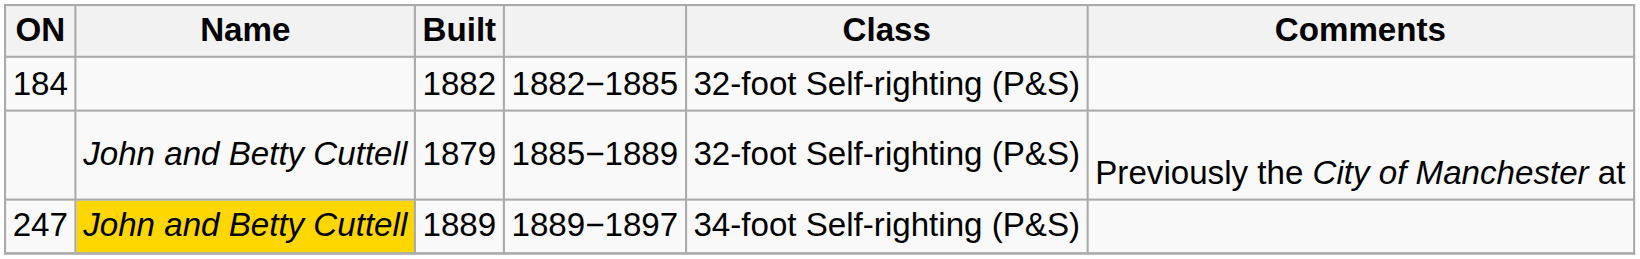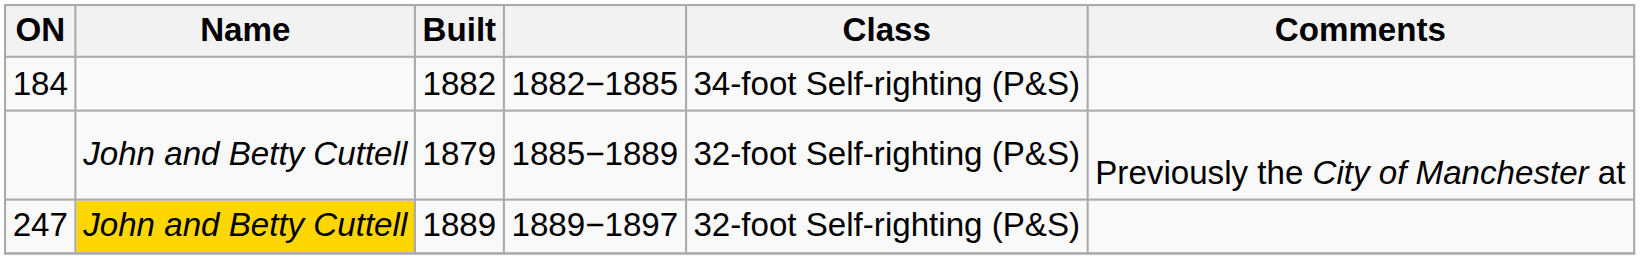(887, 83) 32-foot Self-righting (P&S) -> (887, 83) 34-foot Self-righting (P&S)
(887, 225) 34-foot Self-righting (P&S) -> (887, 225) 32-foot Self-righting (P&S)
